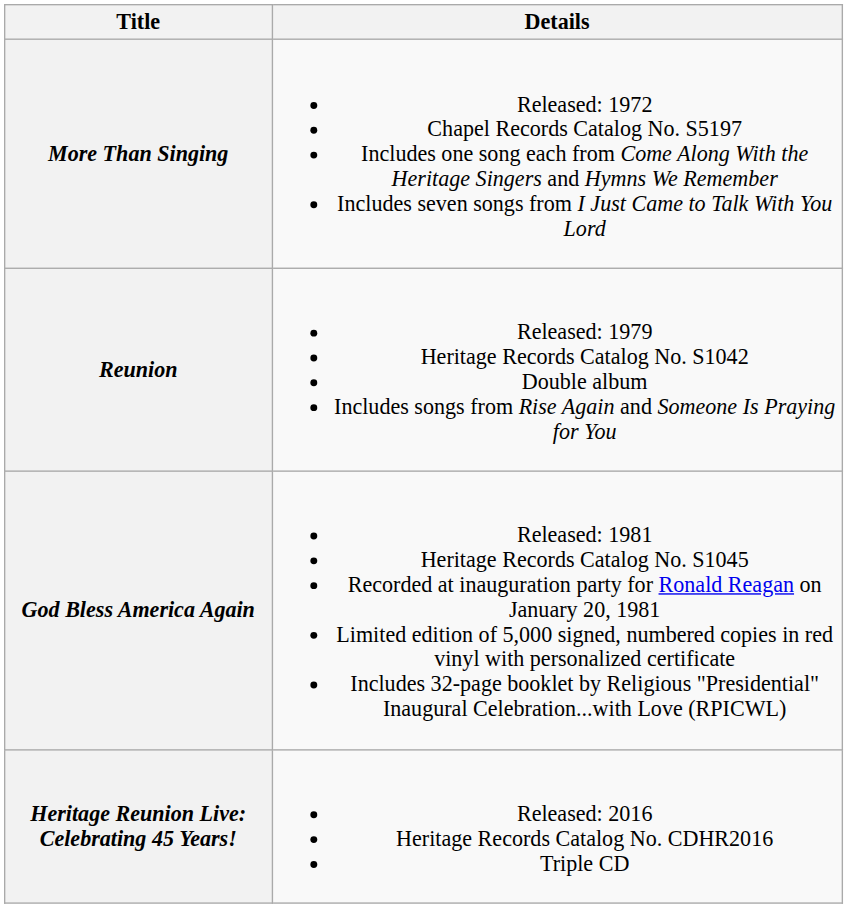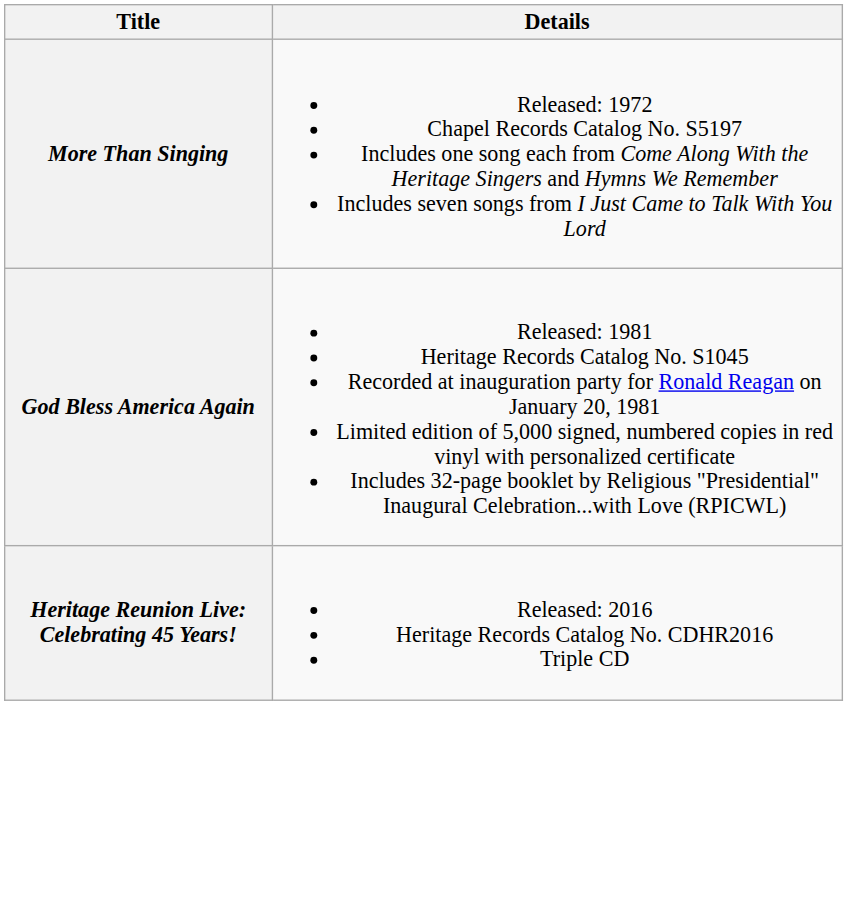- row: (138, 369)
